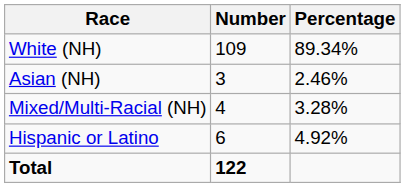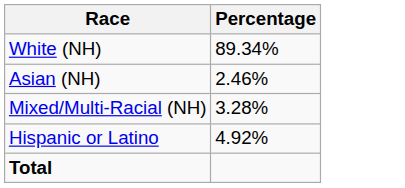- column: (251, 19)
